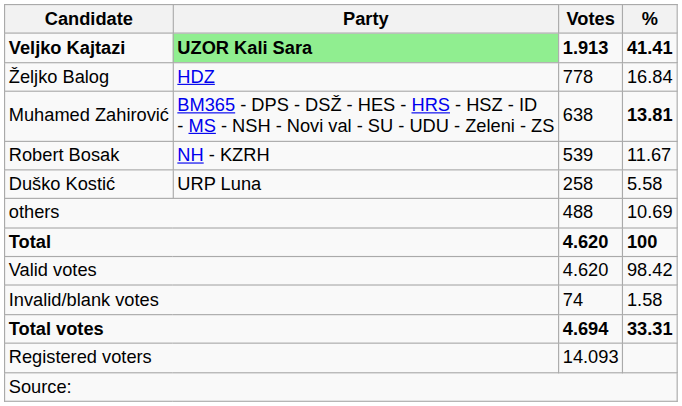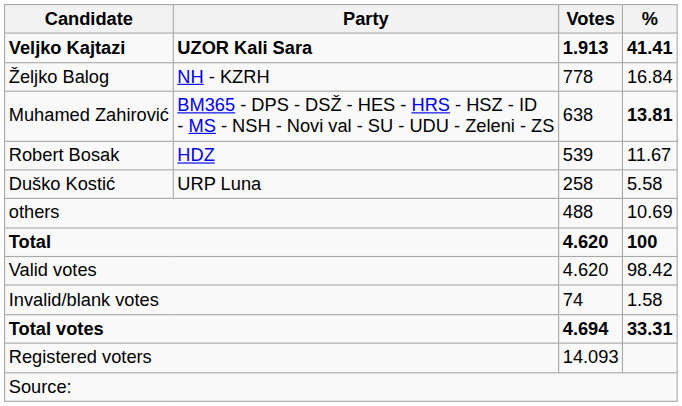(245, 47) lightgreen background -> (245, 47) no background
(196, 76) HDZ -> (223, 76) NH - KZRH
(223, 155) NH - KZRH -> (196, 155) HDZ
